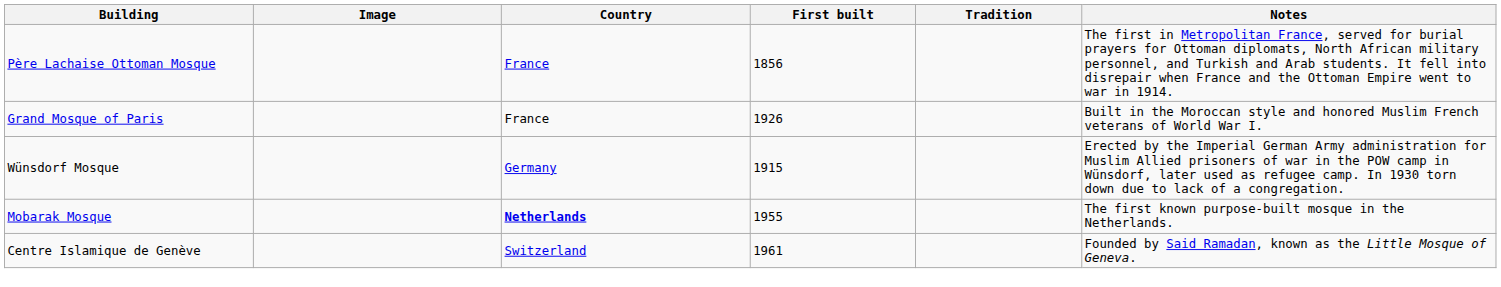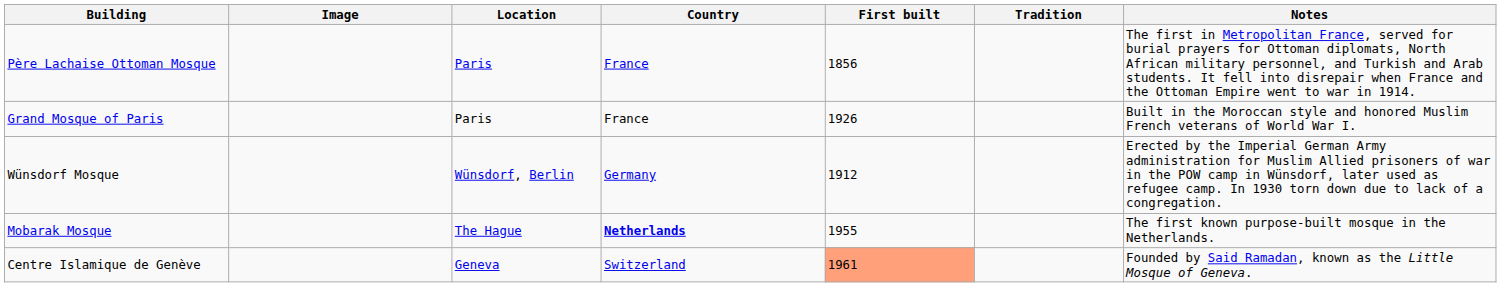+ column: (526, 15)
(768, 168) 1915 -> (843, 175) 1912
(768, 251) no background -> (843, 265) lightsalmon background
